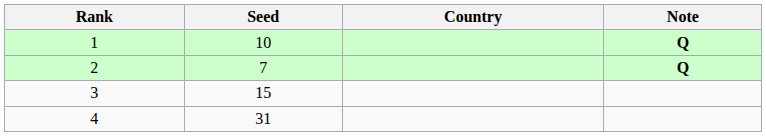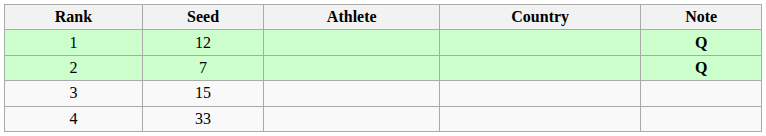+ column: (352, 17)
(263, 42) 10 -> (203, 42) 12
(263, 118) 31 -> (203, 118) 33
